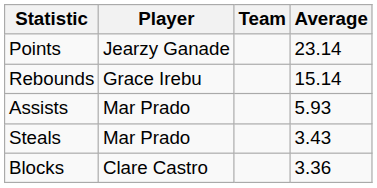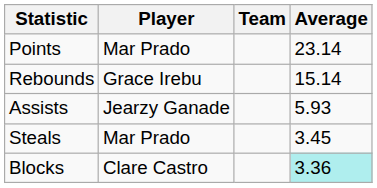(166, 49) Jearzy Ganade -> (147, 49) Mar Prado
(147, 108) Mar Prado -> (166, 108) Jearzy Ganade
(313, 138) 3.43 -> (313, 138) 3.45
(313, 167) no background -> (313, 167) paleturquoise background
